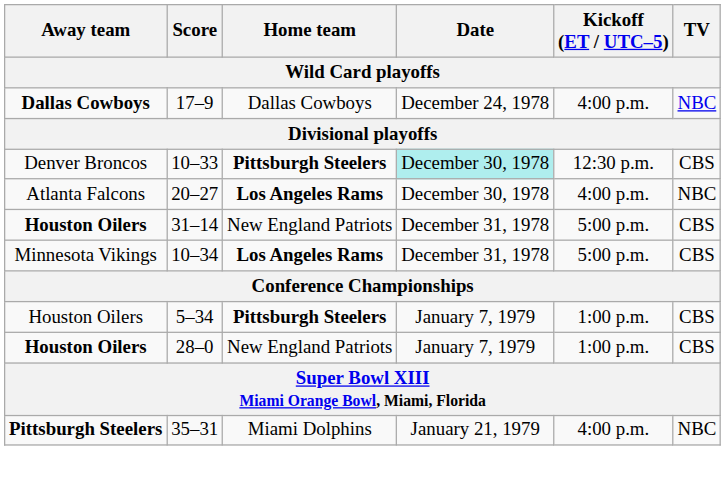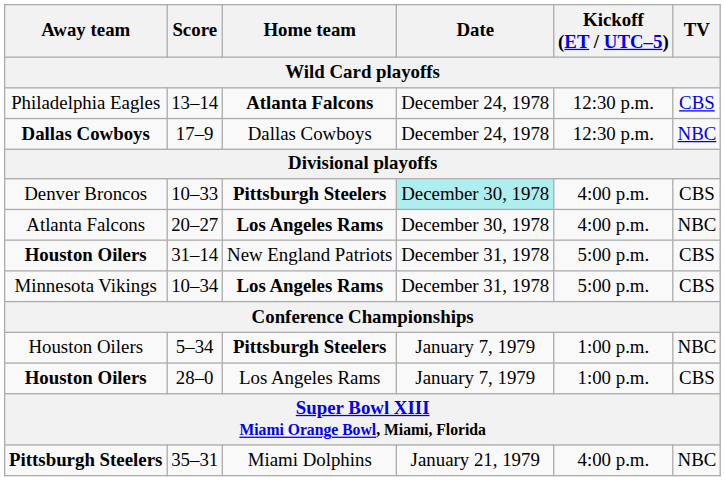+ row: (195, 102)
(613, 102) 4:00 p.m. -> (613, 132) 12:30 p.m.
(613, 163) 12:30 p.m. -> (613, 194) 4:00 p.m.
(697, 316) CBS -> (697, 346) NBC
(310, 346) New England Patriots -> (310, 377) Los Angeles Rams
